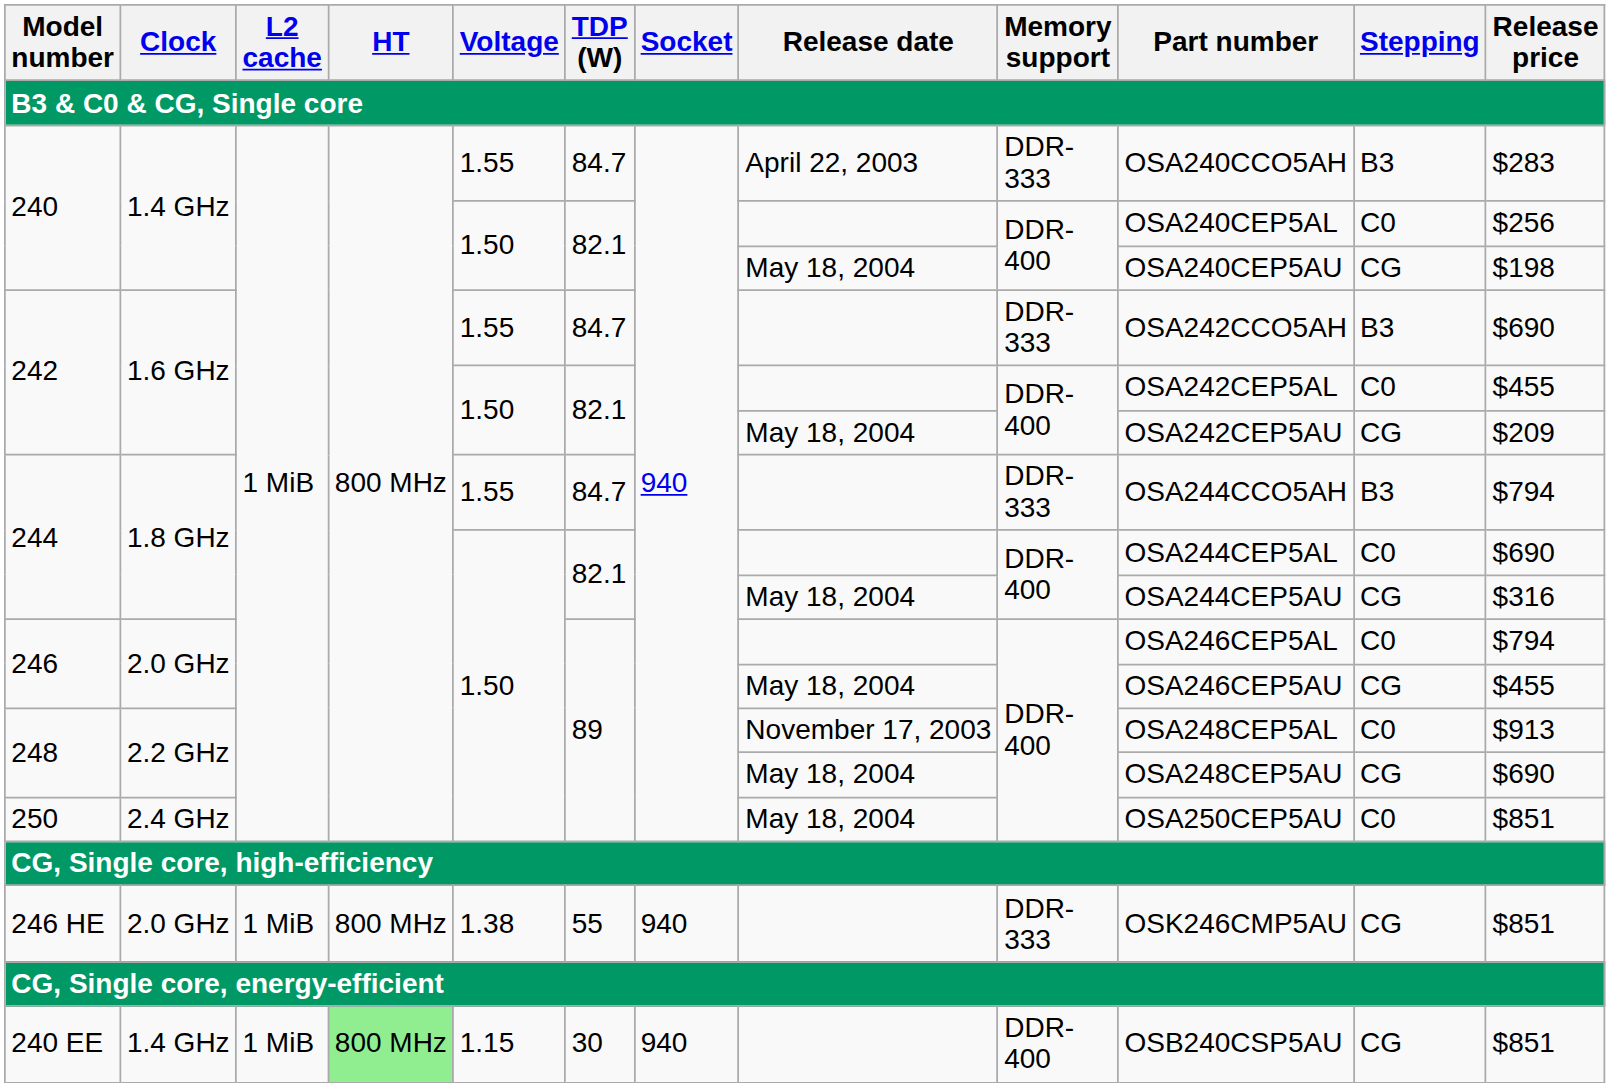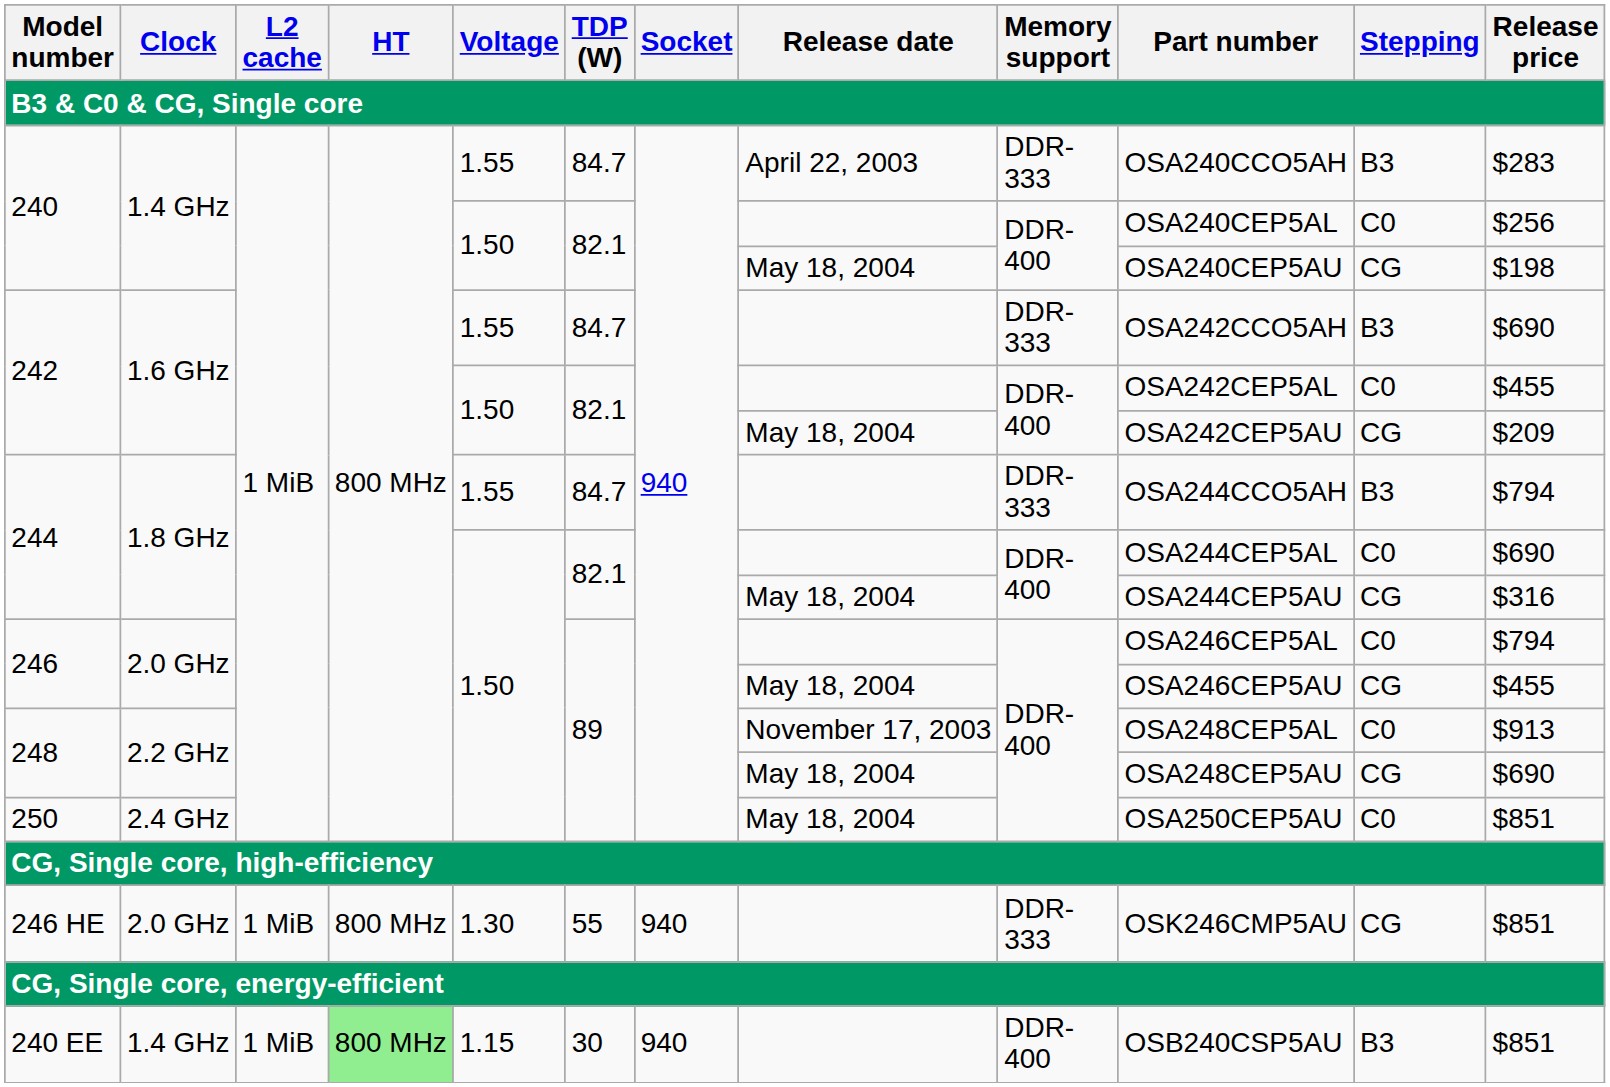(487, 923) 1.38 -> (487, 923) 1.30
(1381, 1043) CG -> (1377, 1043) B3
